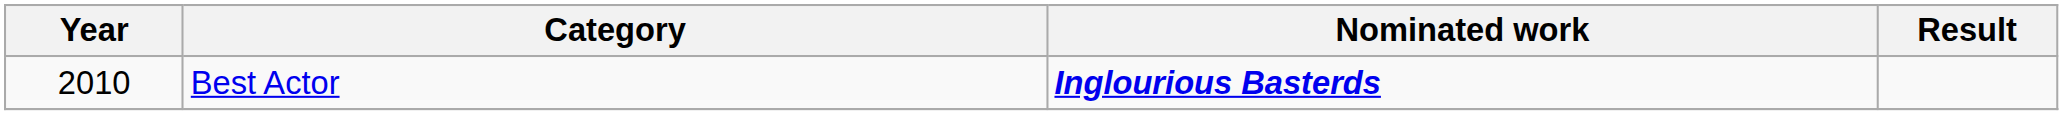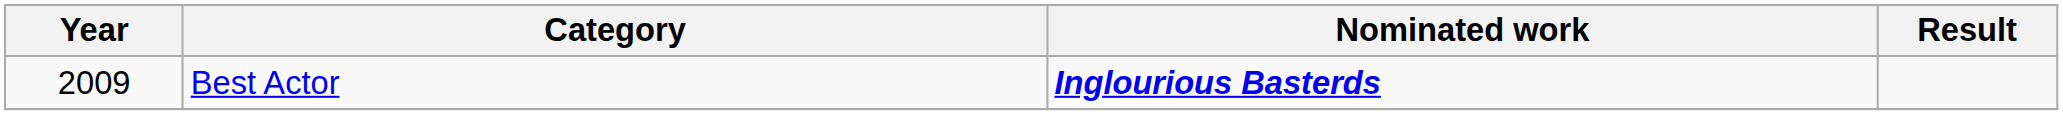(94, 82) 2010 -> (94, 82) 2009
